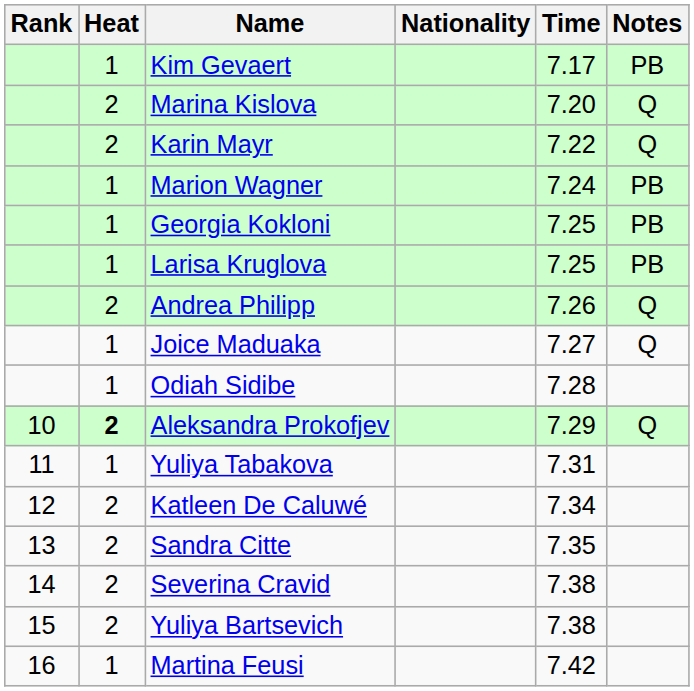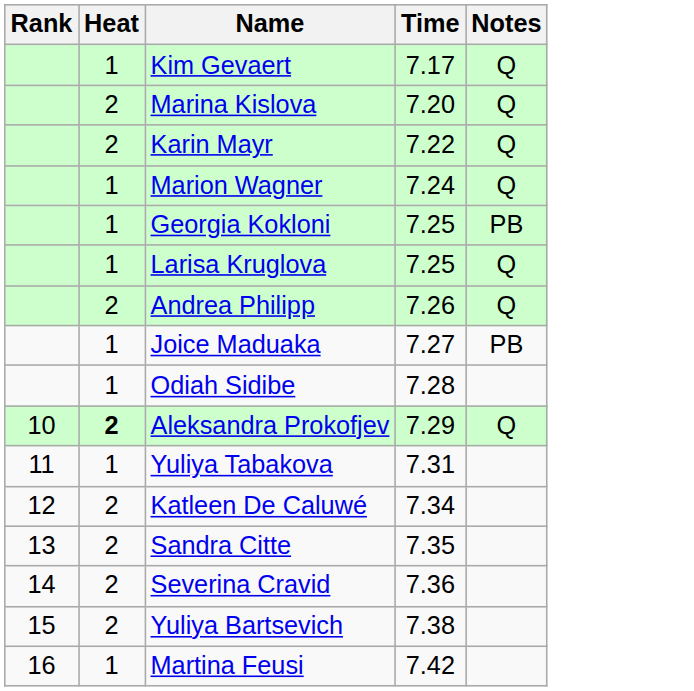- column: (466, 24)
(647, 64) PB -> (506, 64) Q
(647, 184) PB -> (506, 184) Q
(647, 265) PB -> (506, 265) Q
(647, 345) Q -> (506, 345) PB
(571, 585) 7.38 -> (430, 585) 7.36
